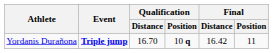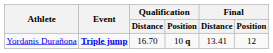(217, 41) 16.42 -> (217, 41) 13.41
(251, 41) 11 -> (251, 41) 12
